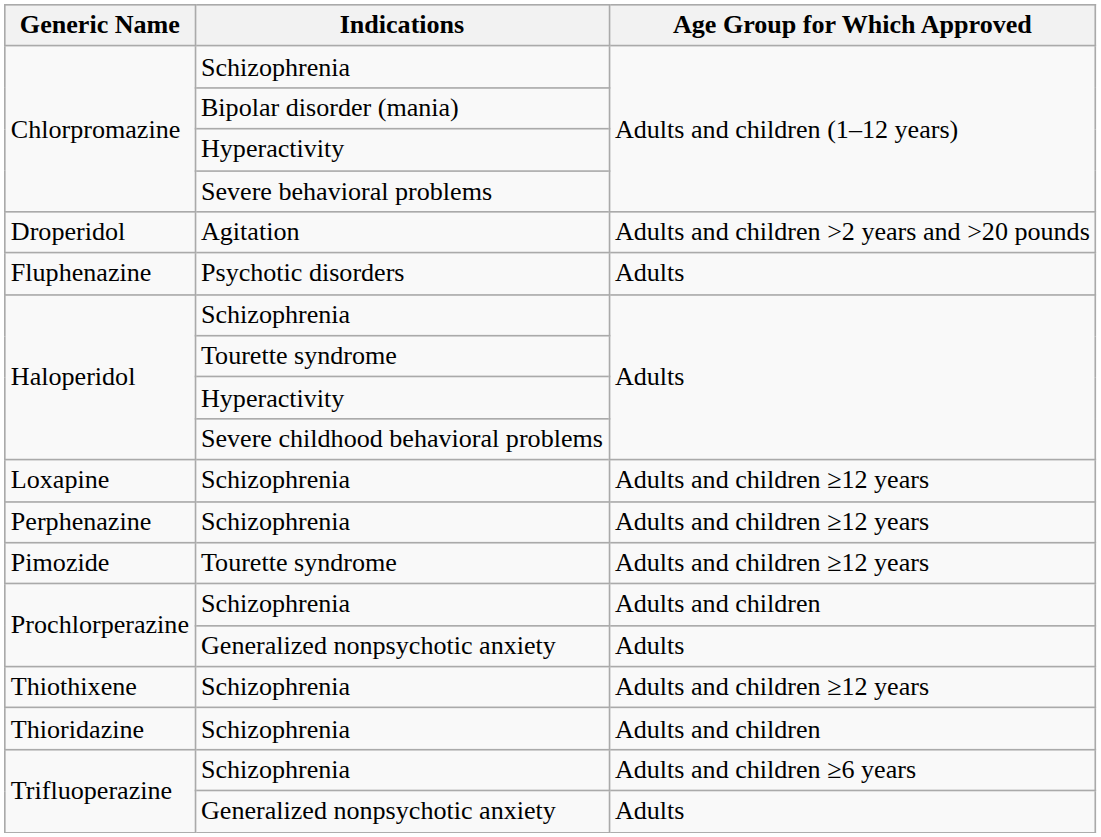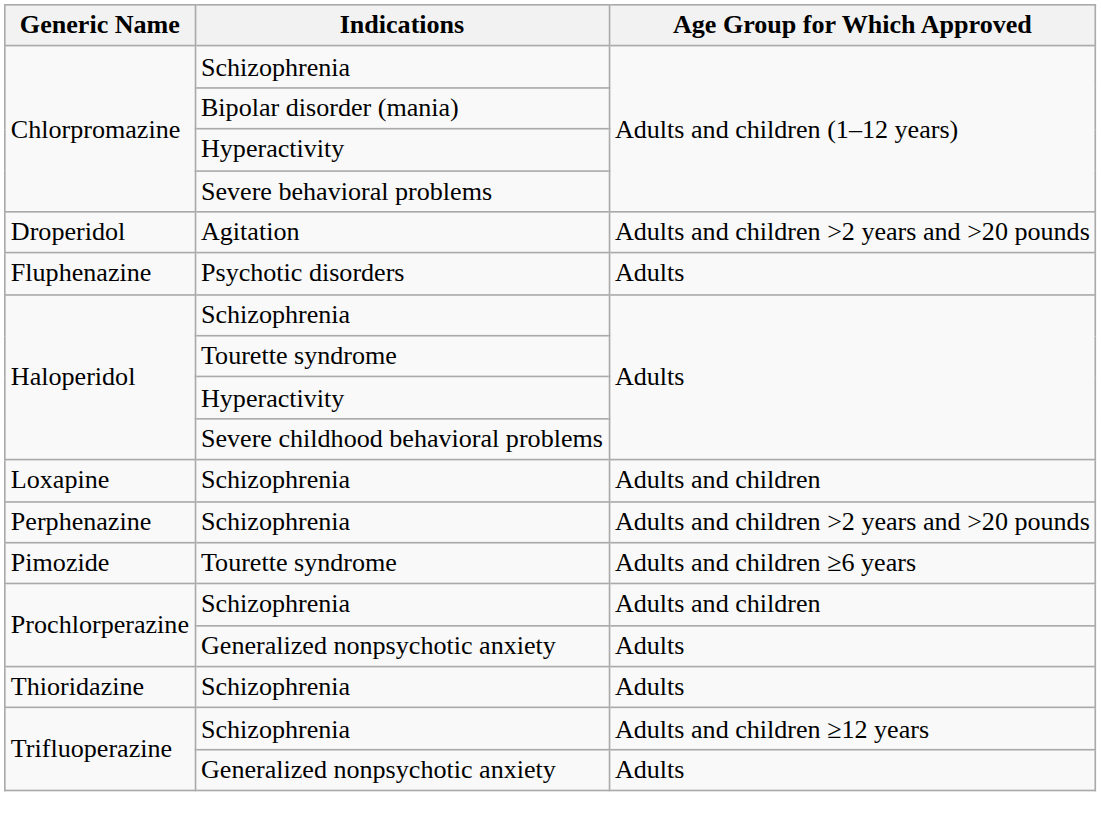(772, 480) Adults and children ≥12 years -> (718, 480) Adults and children
(772, 521) Adults and children ≥12 years -> (852, 521) Adults and children >2 years and >20 pounds
(772, 562) Adults and children ≥12 years -> (766, 562) Adults and children ≥6 years
- row: (74, 686)
(718, 728) Adults and children -> (650, 686) Adults
(766, 769) Adults and children ≥6 years -> (772, 728) Adults and children ≥12 years
